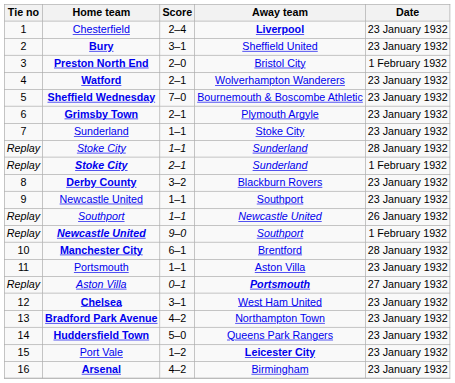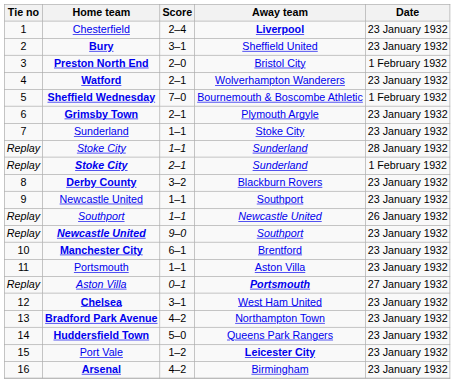(408, 98) 23 January 1932 -> (408, 98) 1 February 1932
(408, 234) 1 February 1932 -> (408, 234) 23 January 1932
(408, 251) 28 January 1932 -> (408, 251) 23 January 1932
